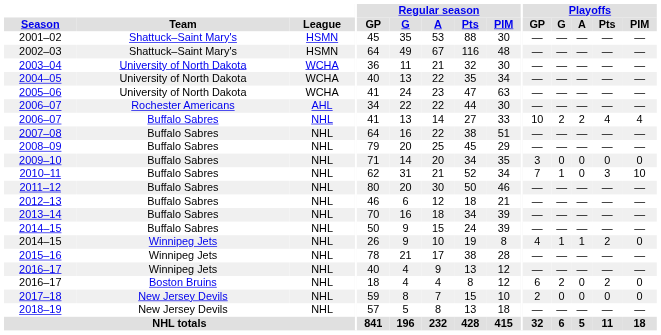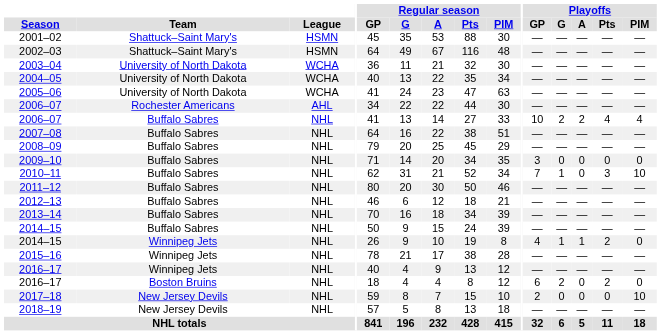(640, 296) 0 -> (640, 296) 10
